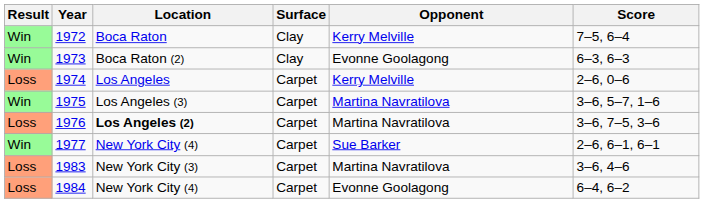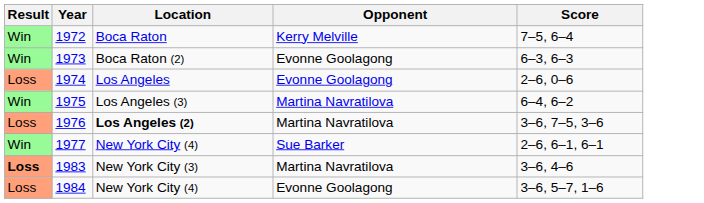- column: (301, 15)
(373, 79) Kerry Melville -> (334, 79) Evonne Goolagong
(618, 101) 3–6, 5–7, 1–6 -> (547, 101) 6–4, 6–2
(22, 166) normal -> (23, 166) bold
(603, 187) 6–4, 6–2 -> (562, 187) 3–6, 5–7, 1–6
